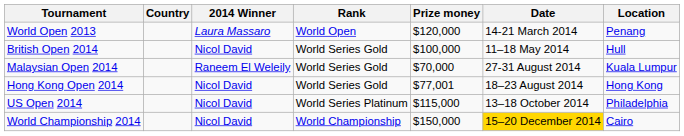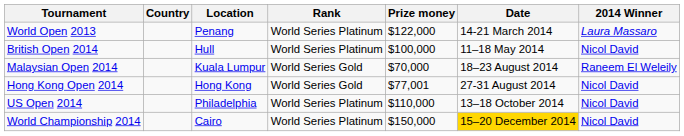columns swapped: (641, 13) <-> (243, 13)
(326, 31) World Open -> (327, 31) World Series Platinum
(437, 31) $120,000 -> (412, 31) $122,000
(342, 49) World Series Gold -> (327, 49) World Series Platinum
(533, 67) 27-31 August 2014 -> (509, 67) 18–23 August 2014
(534, 85) 18–23 August 2014 -> (508, 85) 27-31 August 2014
(436, 103) $115,000 -> (411, 103) $110,000
(348, 121) World Championship -> (327, 121) World Series Platinum
